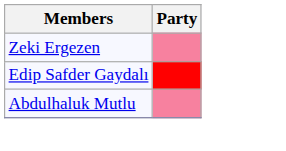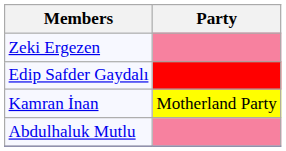+ row: (54, 103)
